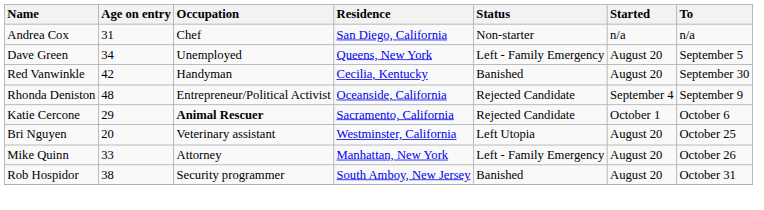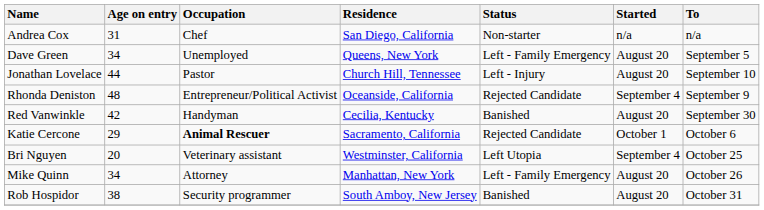+ row: (55, 74)
rows swapped: (46, 74) <-> (51, 94)
(636, 134) August 20 -> (648, 154) September 4
(108, 154) 33 -> (114, 174) 34
